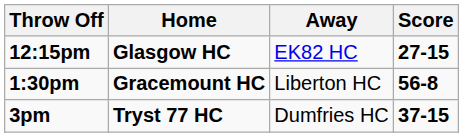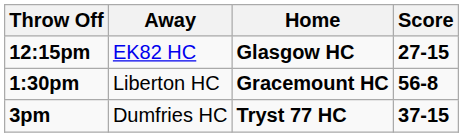columns swapped: (189, 20) <-> (332, 20)
